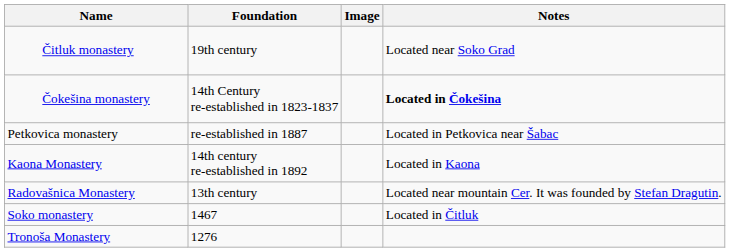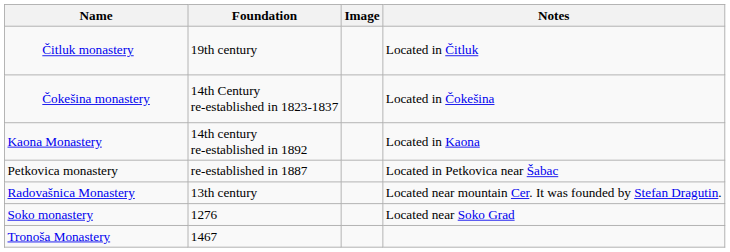(450, 50) Located near Soko Grad -> (432, 50) Located in Čitluk
(443, 98) bold -> (440, 98) normal
rows swapped: (55, 163) <-> (63, 133)
(204, 214) 1467 -> (204, 214) 1276
(432, 214) Located in Čitluk -> (450, 214) Located near Soko Grad
(204, 236) 1276 -> (204, 236) 1467
